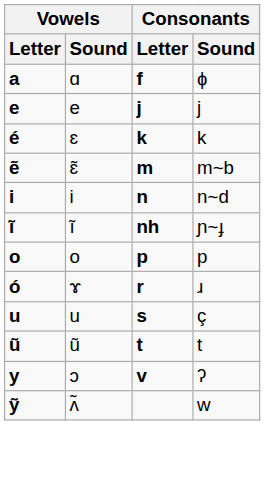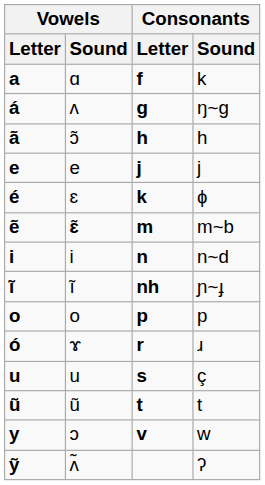(202, 78) ɸ -> (202, 78) k
+ row: (14, 108)
+ row: (14, 138)
(202, 138) k -> (202, 197) ɸ
(74, 167) normal -> (74, 227) bold
(202, 375) ʔ -> (204, 434) w
(204, 405) w -> (202, 464) ʔ
